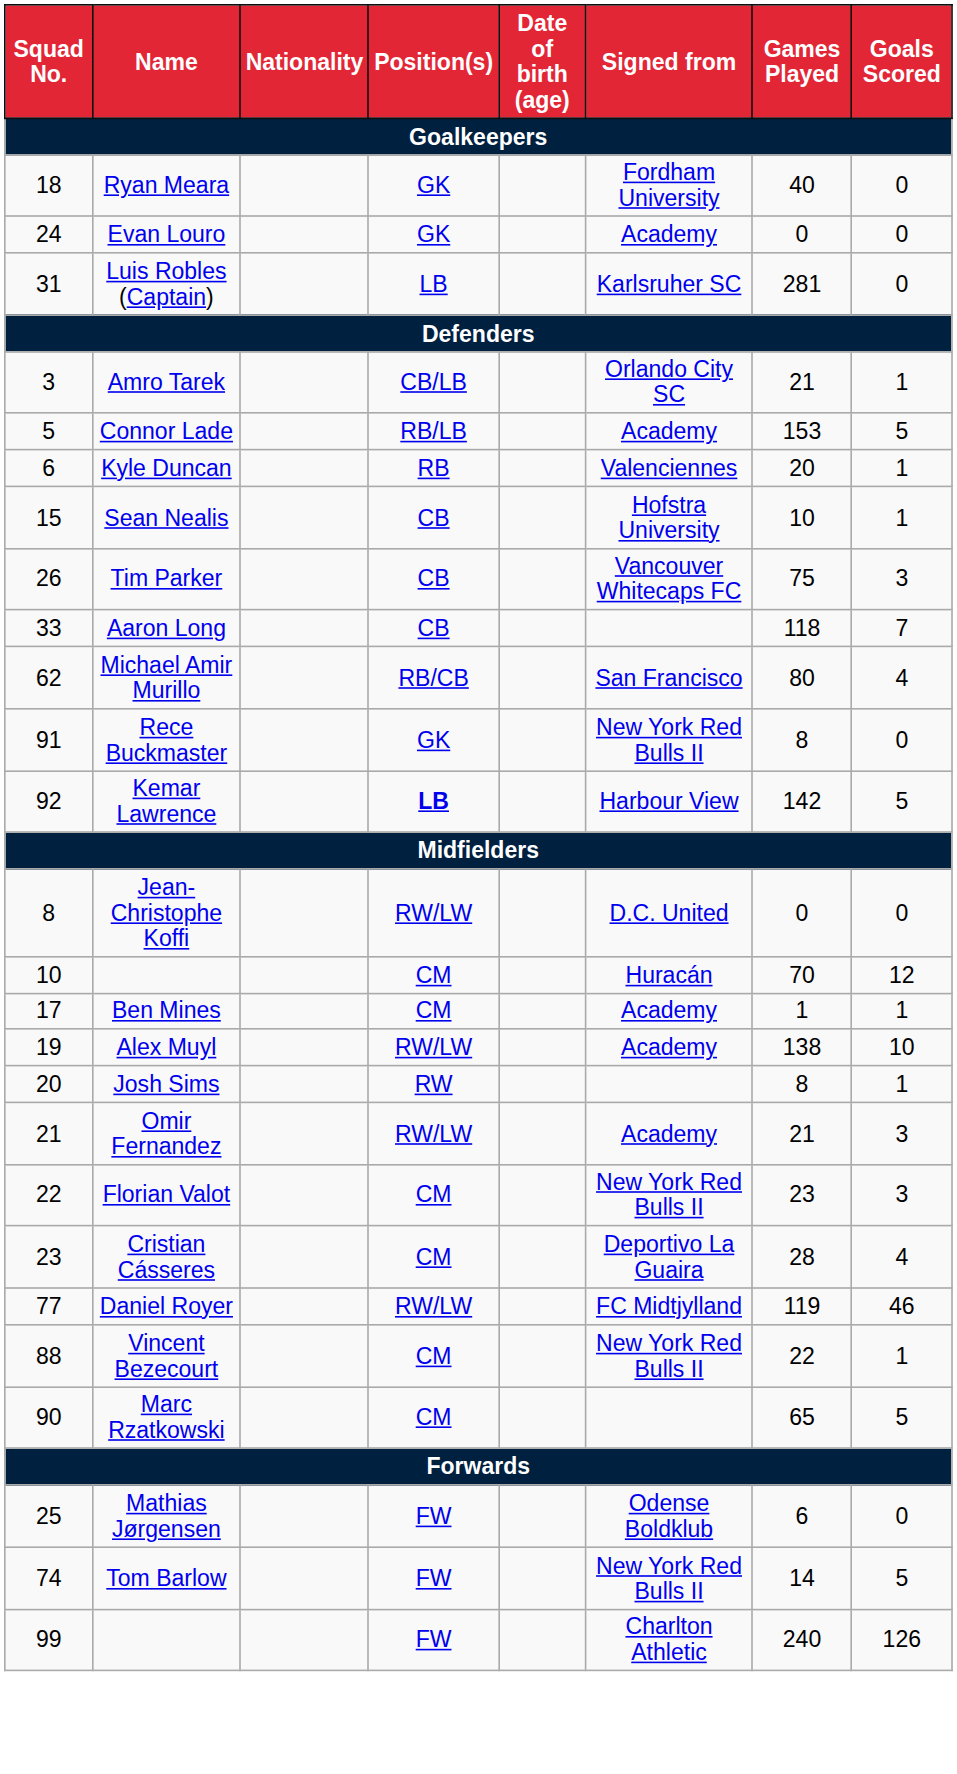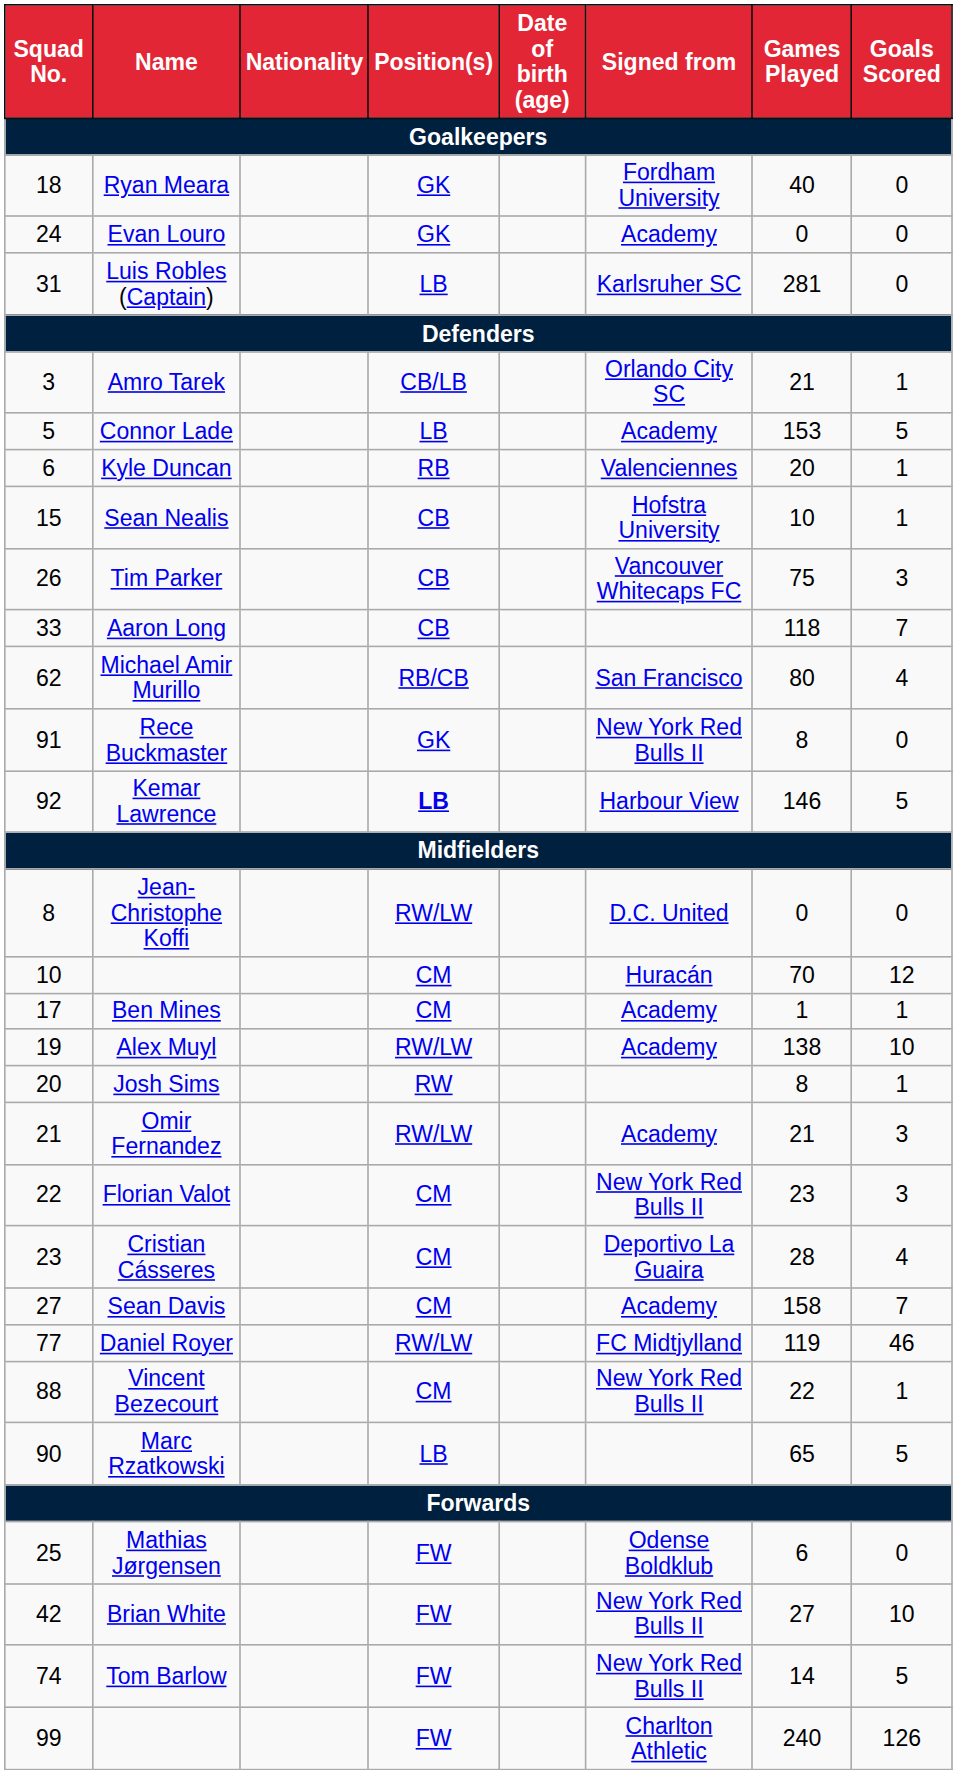(434, 432) RB/LB -> (434, 432) LB
(802, 802) 142 -> (802, 802) 146
+ row: (49, 1307)
(434, 1418) CM -> (434, 1454) LB
+ row: (49, 1615)
